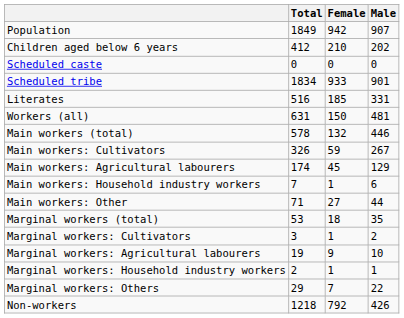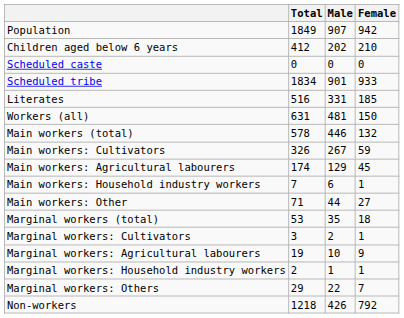columns swapped: (383, 13) <-> (347, 13)
